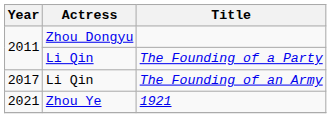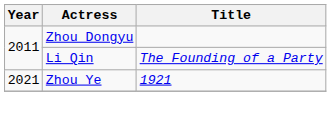- row: (24, 80)
